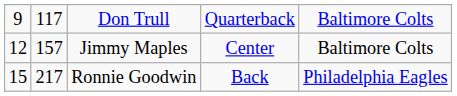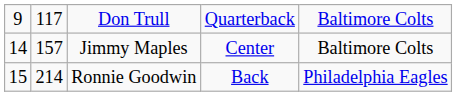(18, 47) 12 -> (18, 47) 14
(49, 76) 217 -> (49, 76) 214
